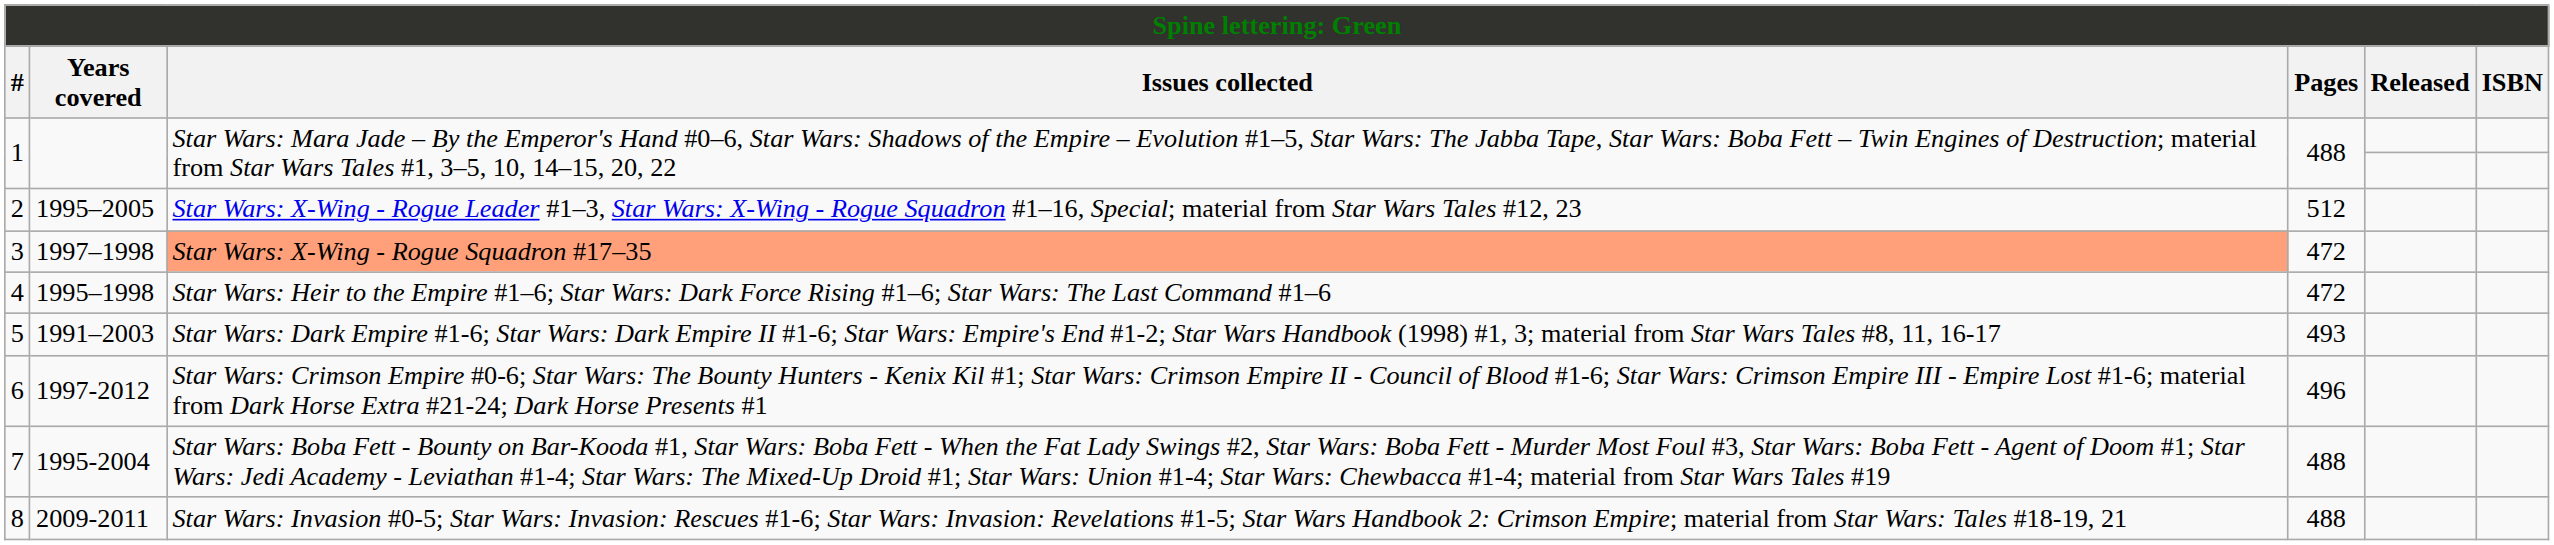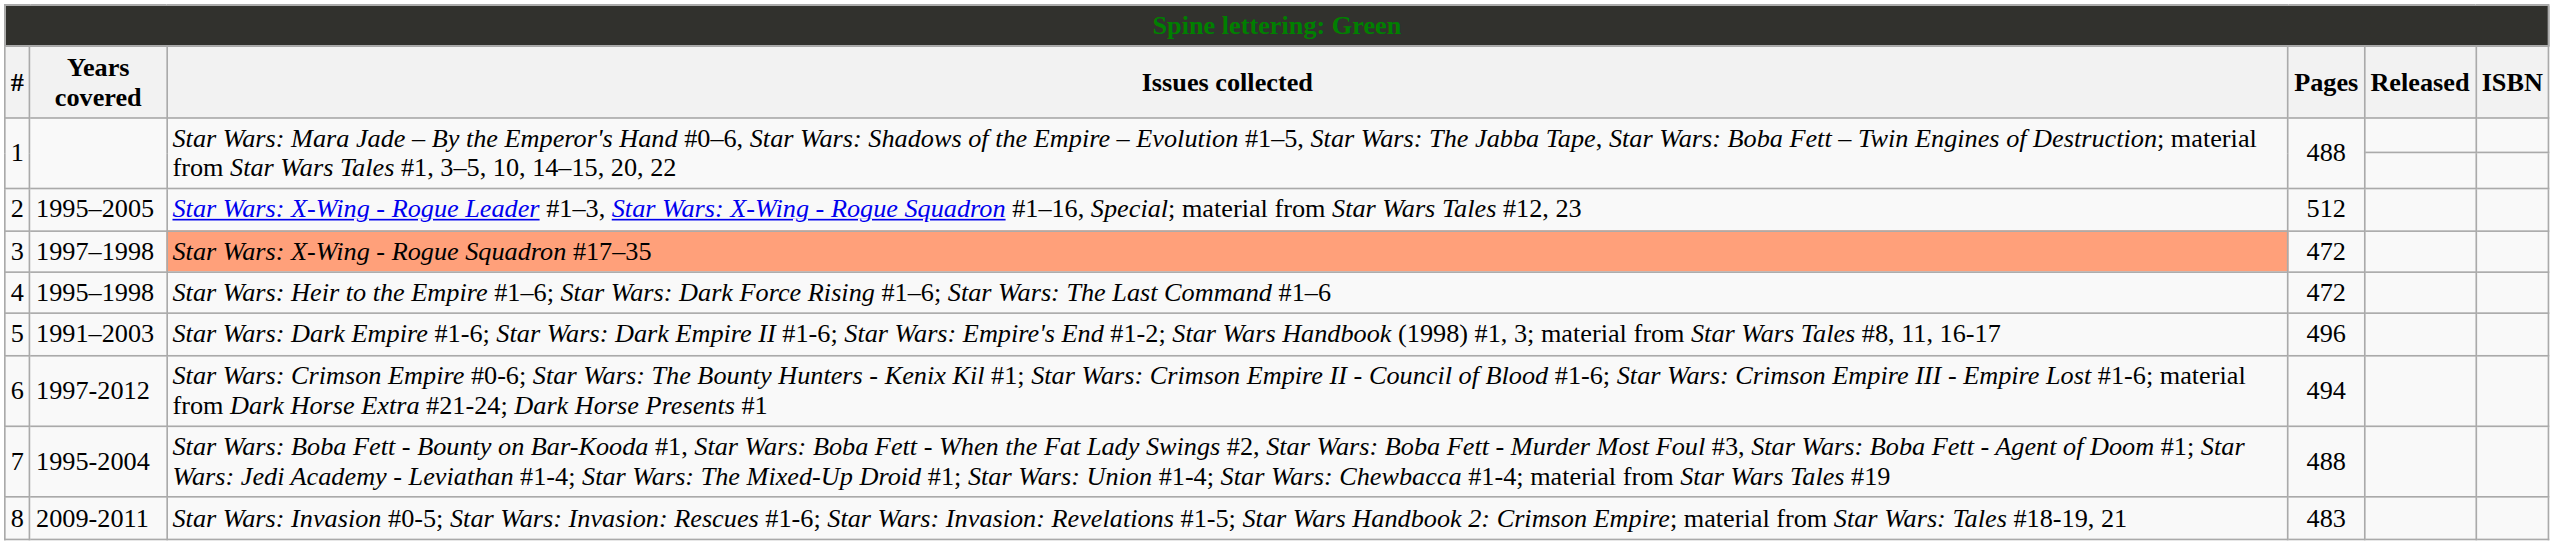(2326, 334) 493 -> (2326, 334) 496
(2326, 390) 496 -> (2326, 390) 494
(2326, 517) 488 -> (2326, 517) 483
